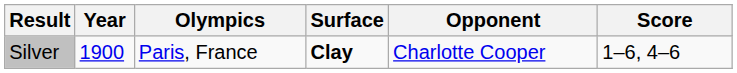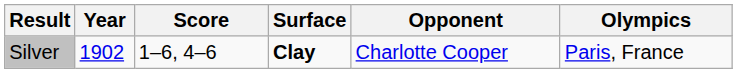columns swapped: (220, 20) <-> (665, 20)
(102, 52) 1900 -> (102, 52) 1902
